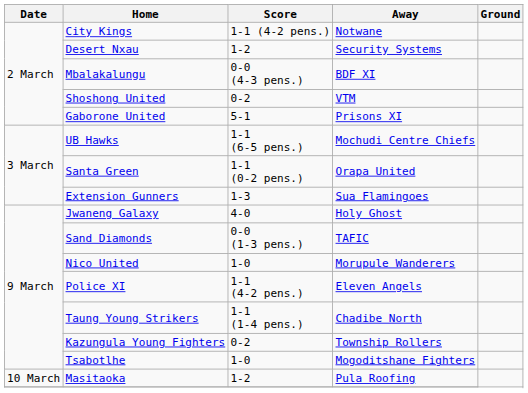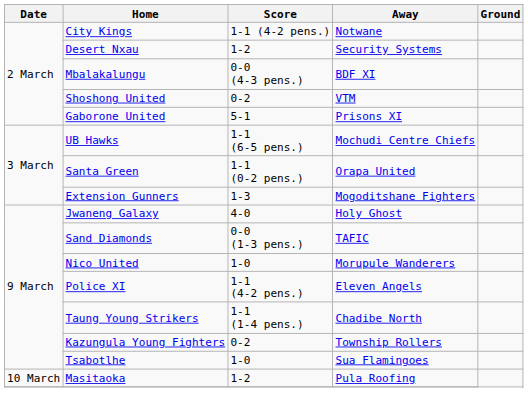(382, 196) Sua Flamingoes -> (405, 196) Mogoditshane Fighters
(405, 360) Mogoditshane Fighters -> (382, 360) Sua Flamingoes
